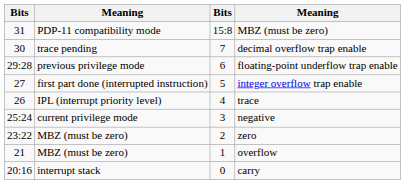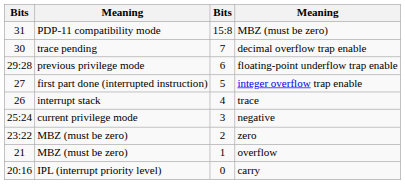(99, 100) IPL (interrupt priority level) -> (69, 100) interrupt stack
(69, 170) interrupt stack -> (99, 170) IPL (interrupt priority level)
